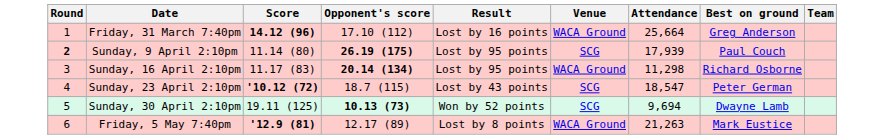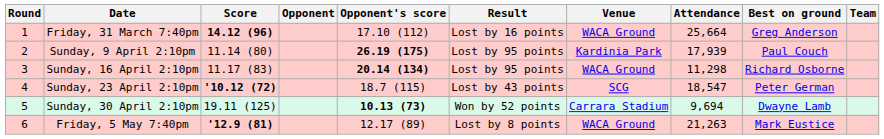+ column: (308, 13)
(67, 50) bold -> (25, 50) normal
(590, 50) SCG -> (619, 50) Kardinia Park
(590, 106) SCG -> (619, 106) Carrara Stadium
